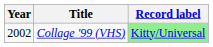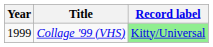(19, 33) 2002 -> (19, 33) 1999
